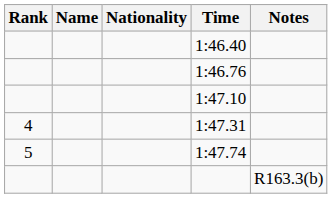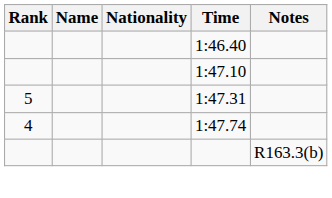- row: (221, 71)
(28, 125) 4 -> (28, 98) 5
(28, 152) 5 -> (28, 125) 4
